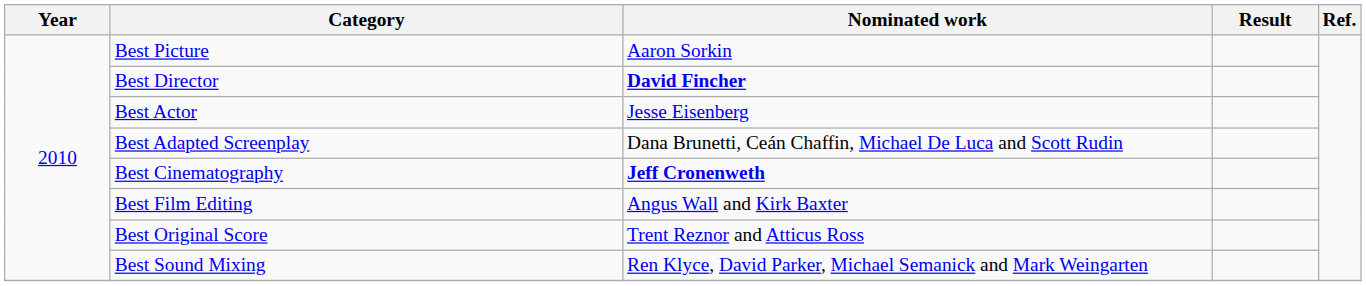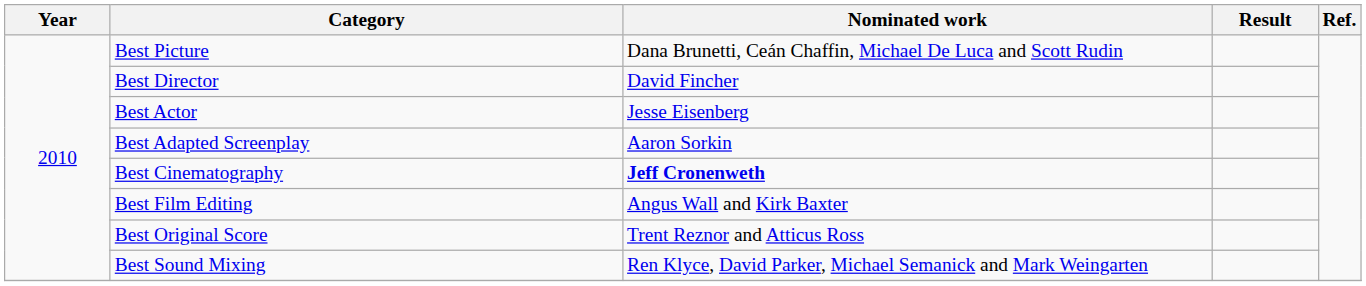(680, 50) Aaron Sorkin -> (875, 50) Dana Brunetti, Ceán Chaffin, Michael De Luca and Scott Rudin
(686, 81) bold -> (683, 81) normal
(875, 142) Dana Brunetti, Ceán Chaffin, Michael De Luca and Scott Rudin -> (680, 142) Aaron Sorkin
